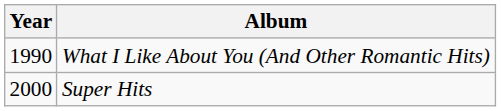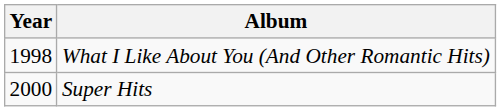(31, 55) 1990 -> (31, 55) 1998
